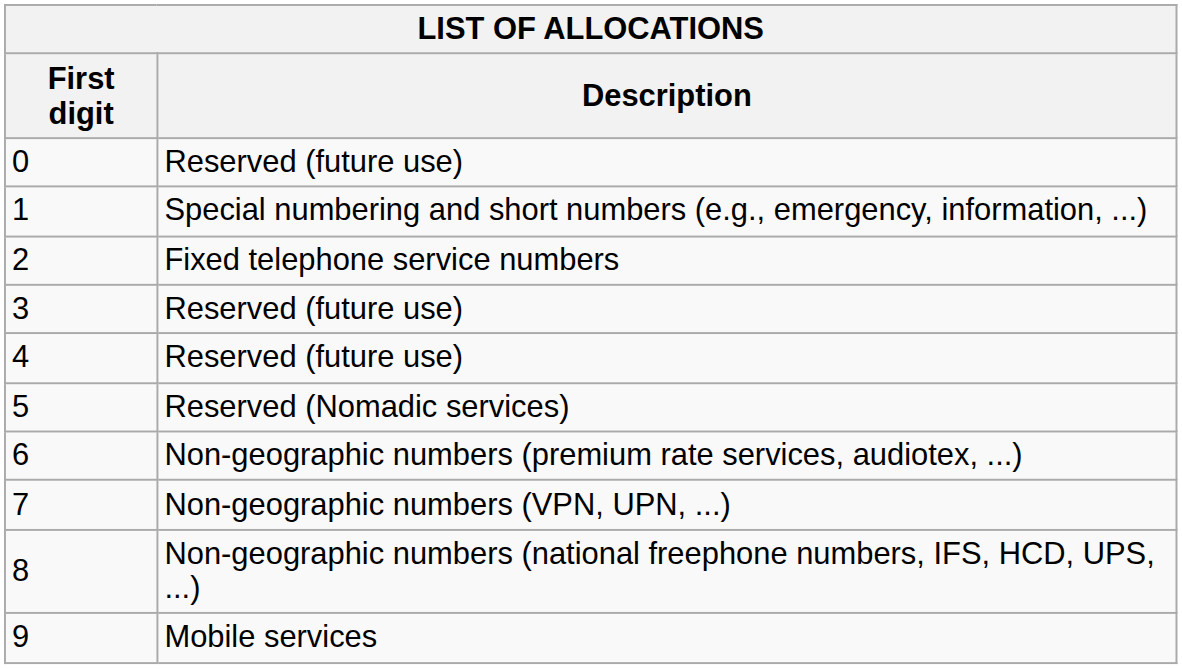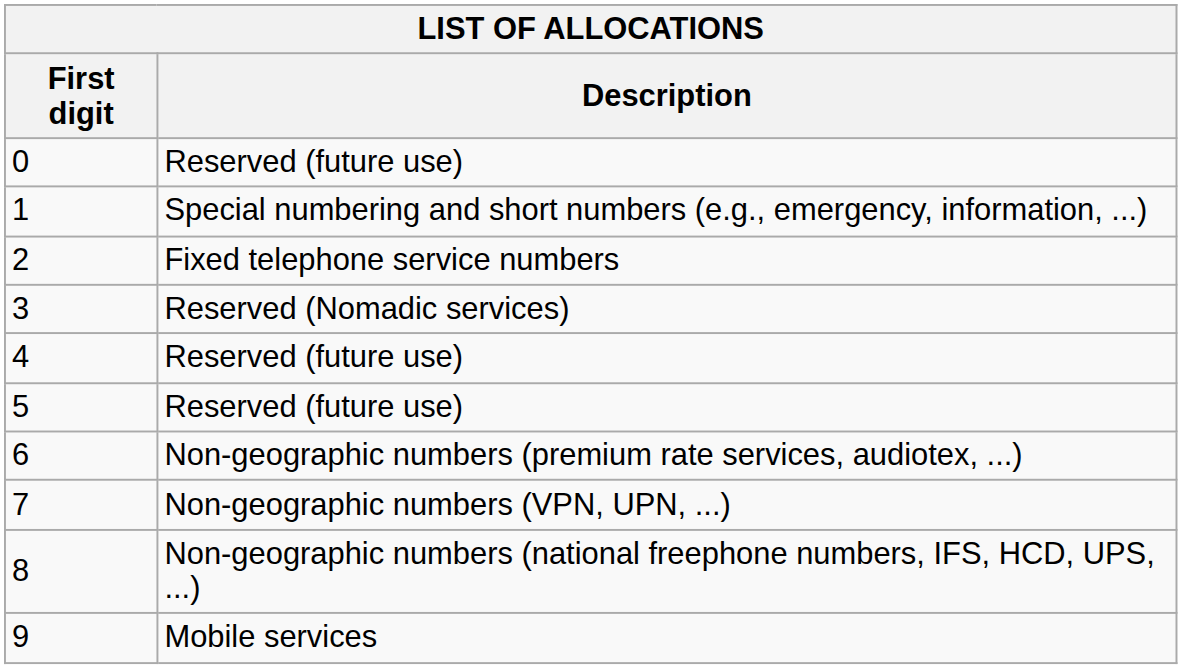(314, 308) Reserved (future use) -> (367, 308) Reserved (Nomadic services)
(367, 406) Reserved (Nomadic services) -> (314, 406) Reserved (future use)
